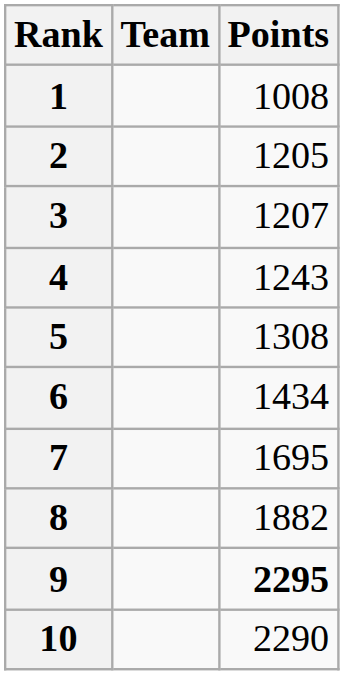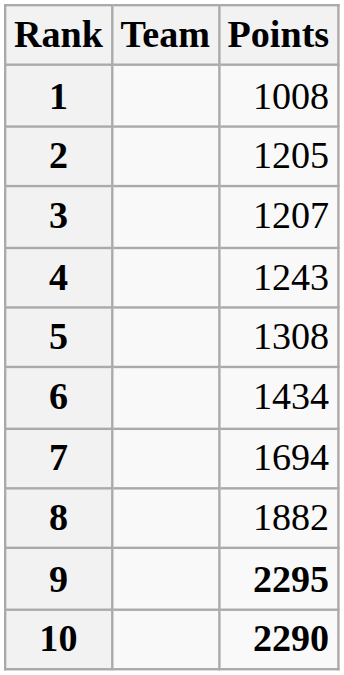(291, 457) 1695 -> (291, 457) 1694
(291, 638) normal -> (291, 638) bold
